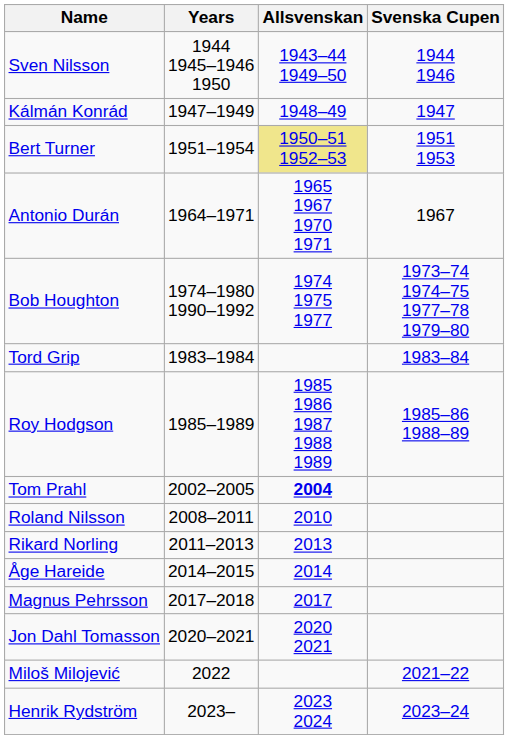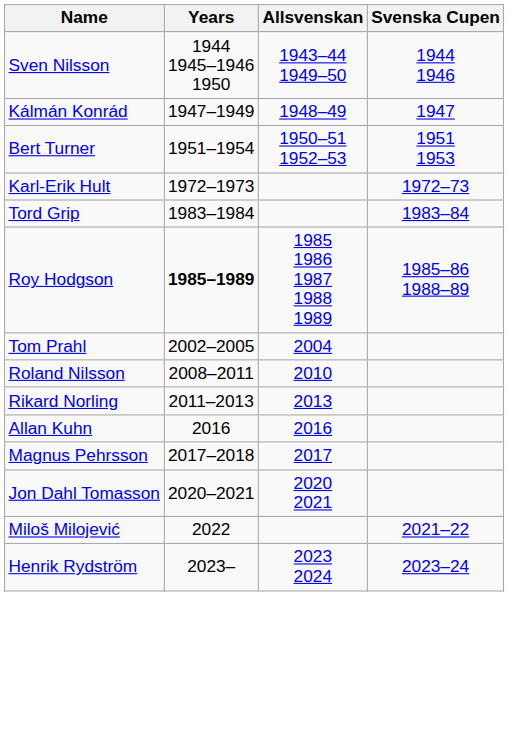(313, 149) khaki background -> (313, 149) no background
- row: (64, 215)
+ row: (59, 186)
- row: (64, 301)
(211, 423) normal -> (211, 279) bold
(313, 490) bold -> (313, 346) normal
- row: (57, 572)
+ row: (50, 428)
